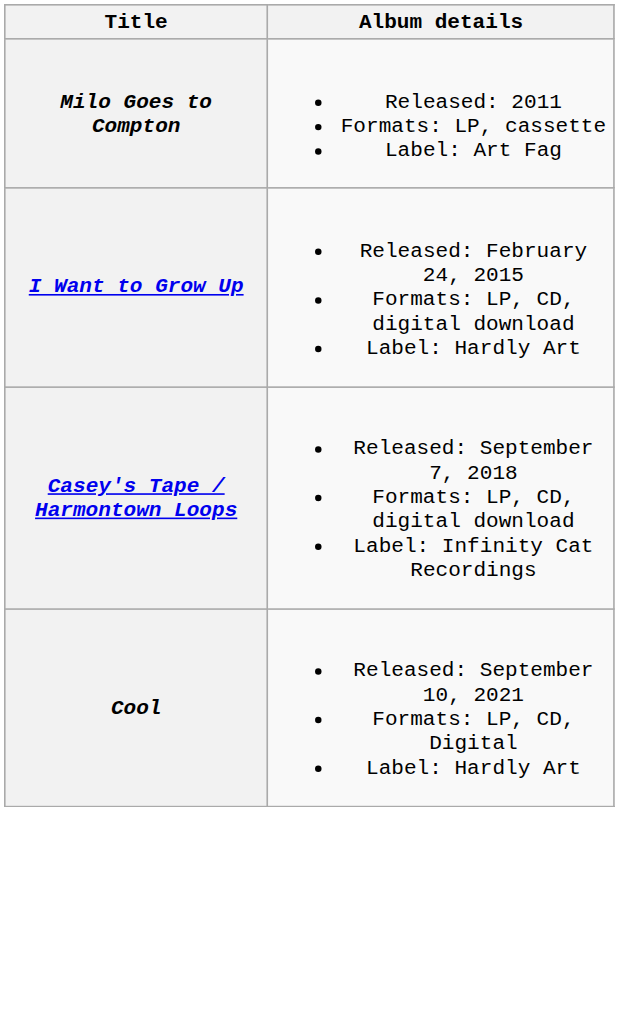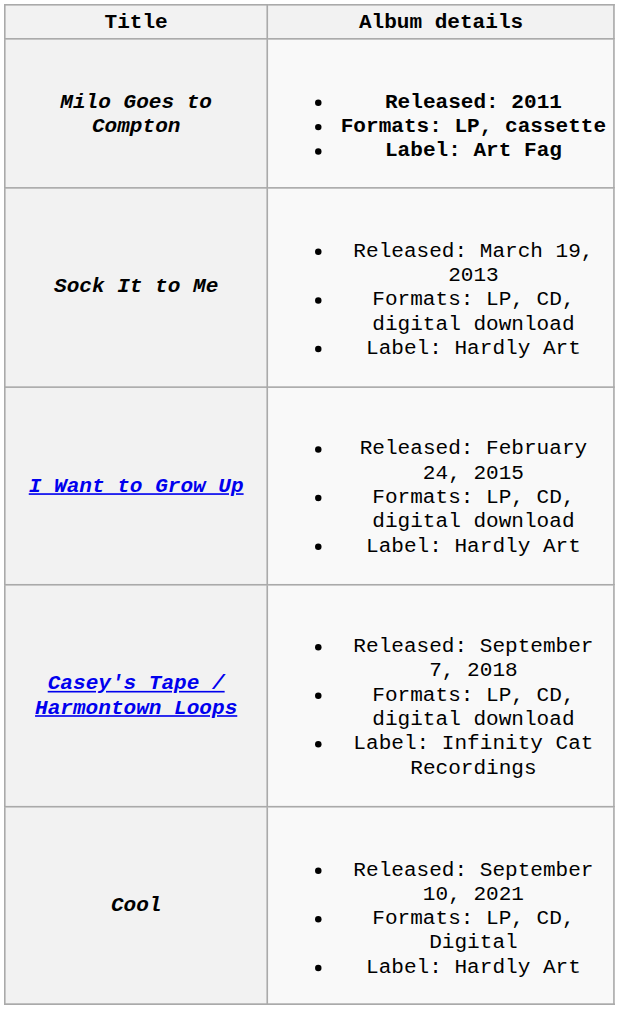(441, 126) normal -> (441, 126) bold
+ row: (136, 287)
